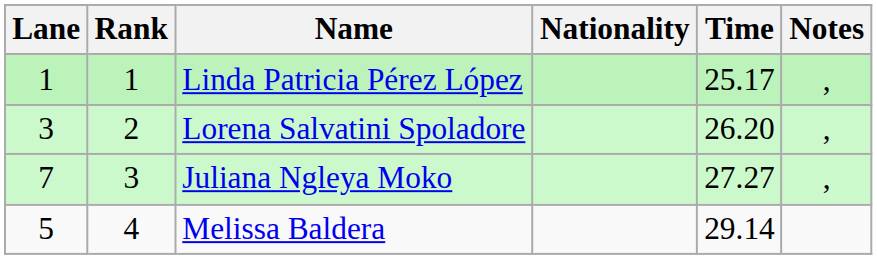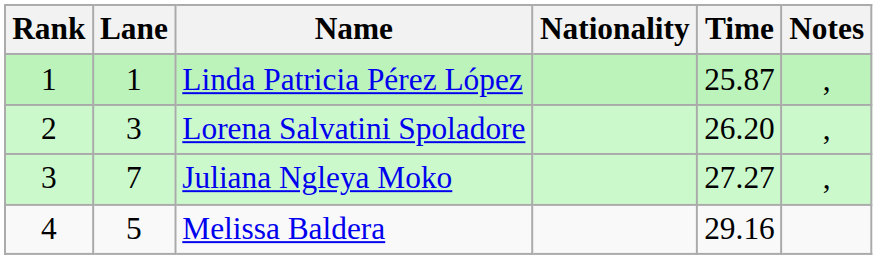columns swapped: (131, 29) <-> (46, 29)
(739, 79) 25.17 -> (739, 79) 25.87
(739, 228) 29.14 -> (739, 228) 29.16
